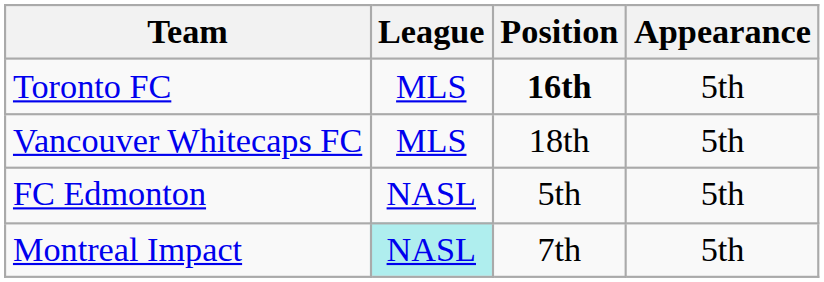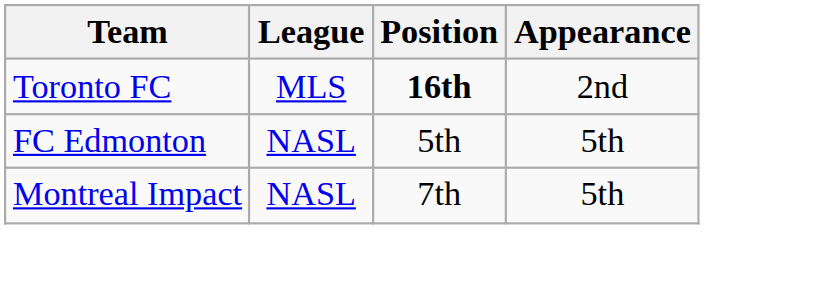(723, 85) 5th -> (602, 85) 2nd
- row: (188, 140)
(431, 248) paleturquoise background -> (311, 194) no background
